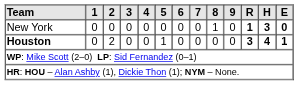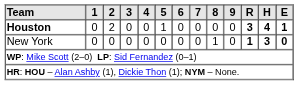rows swapped: (29, 42) <-> (30, 27)
